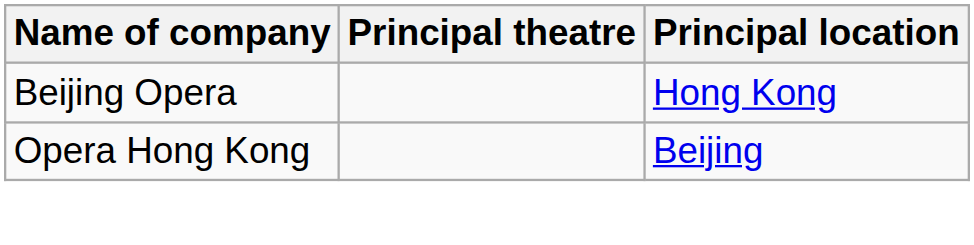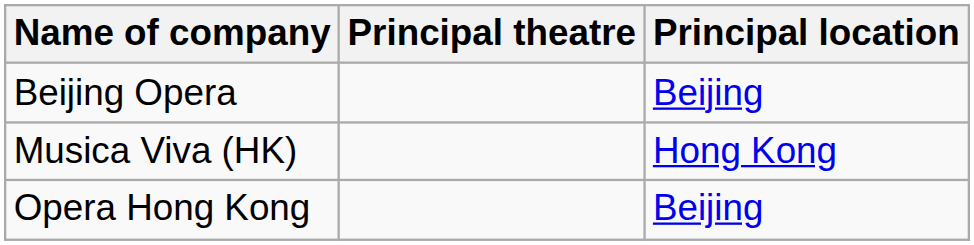(745, 92) Hong Kong -> (708, 92) Beijing
+ row: (155, 150)
